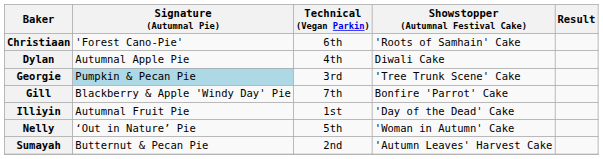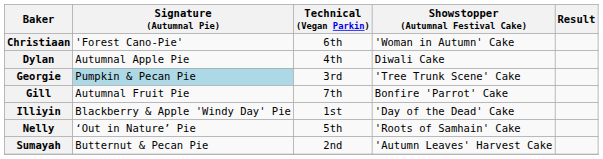(448, 42) 'Roots of Samhain' Cake -> (445, 42) 'Woman in Autumn' Cake
(183, 94) Blackberry & Apple 'Windy Day' Pie -> (132, 94) Autumnal Fruit Pie
(132, 111) Autumnal Fruit Pie -> (183, 111) Blackberry & Apple 'Windy Day' Pie
(445, 128) 'Woman in Autumn' Cake -> (448, 128) 'Roots of Samhain' Cake
